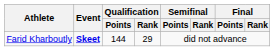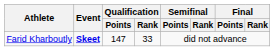(118, 39) 144 -> (118, 39) 147
(147, 39) 29 -> (147, 39) 33
